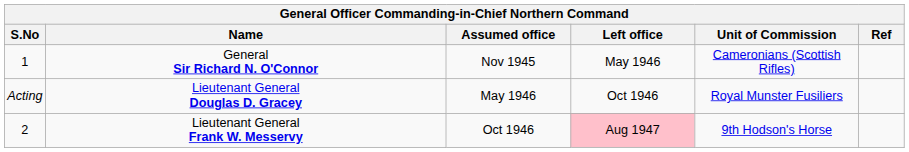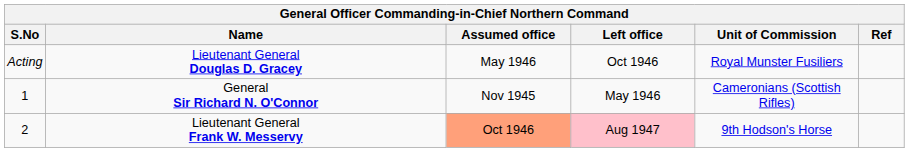rows swapped: (246, 61) <-> (246, 95)
(508, 130) no background -> (508, 130) lightsalmon background
